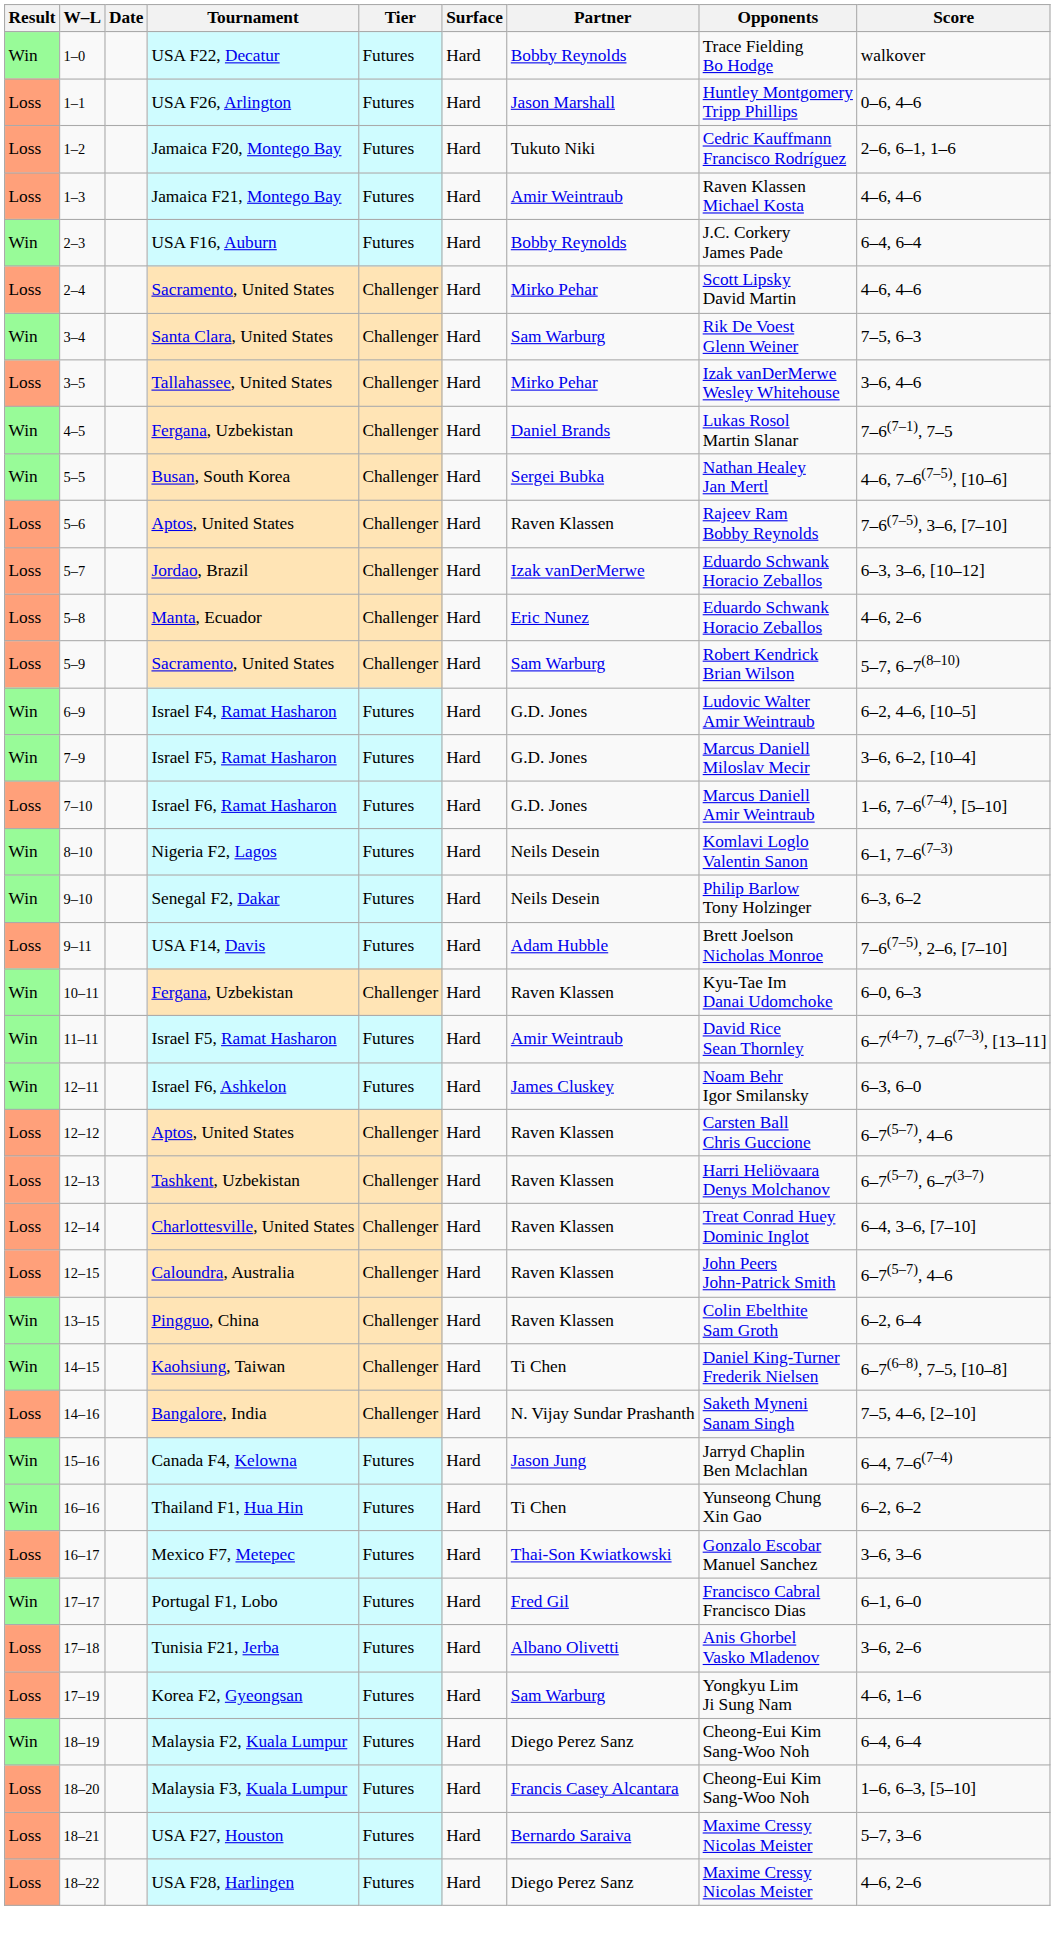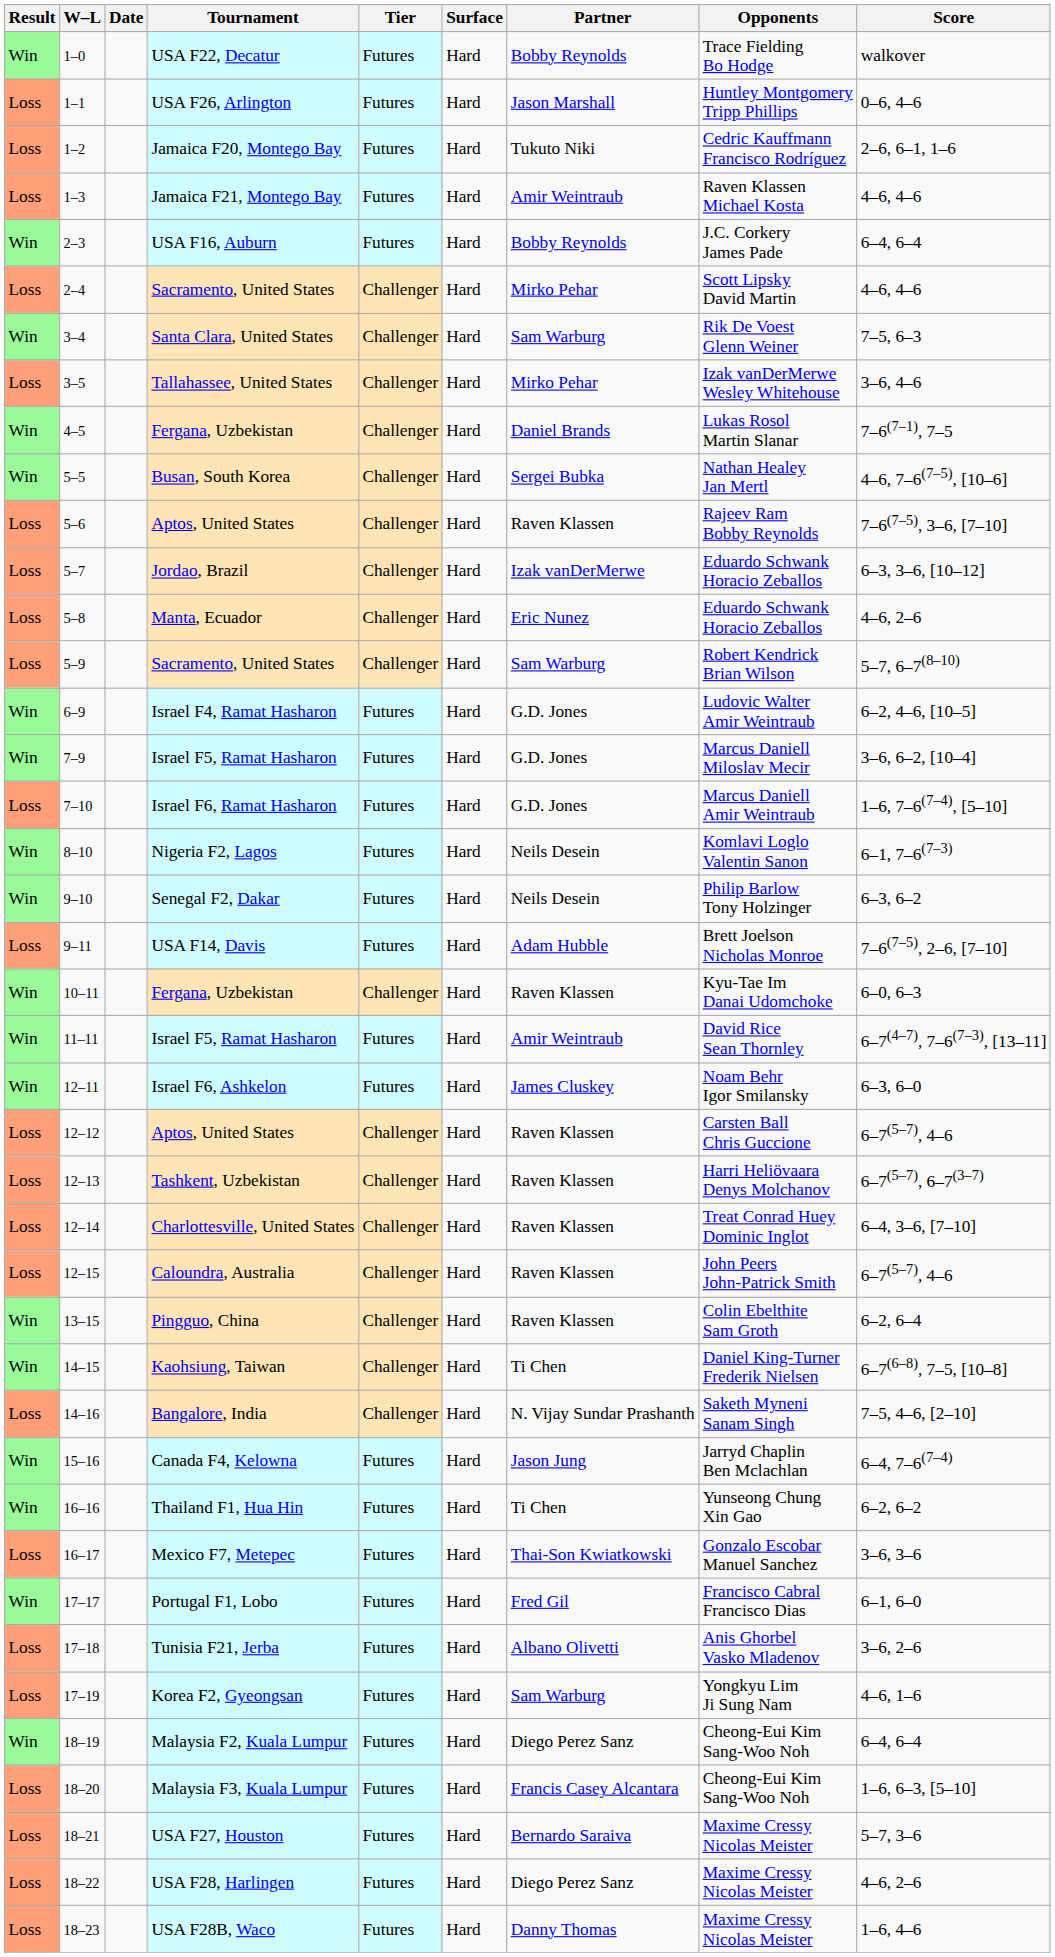+ row: (82, 1930)
